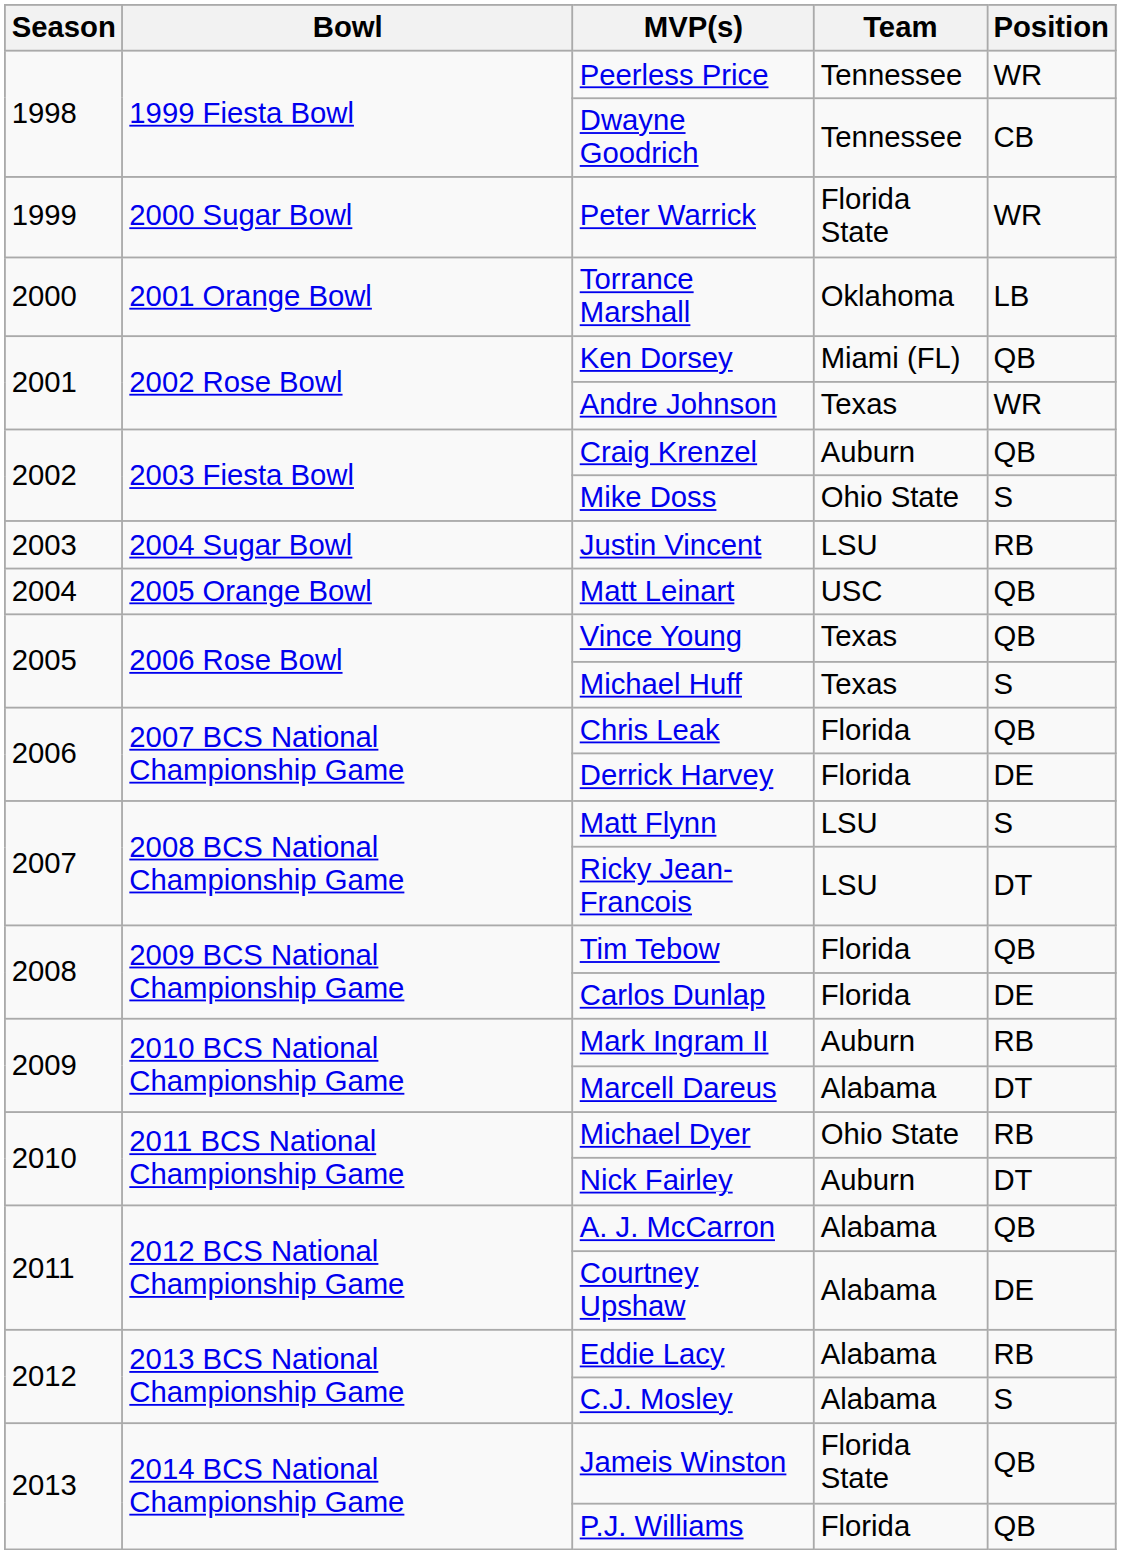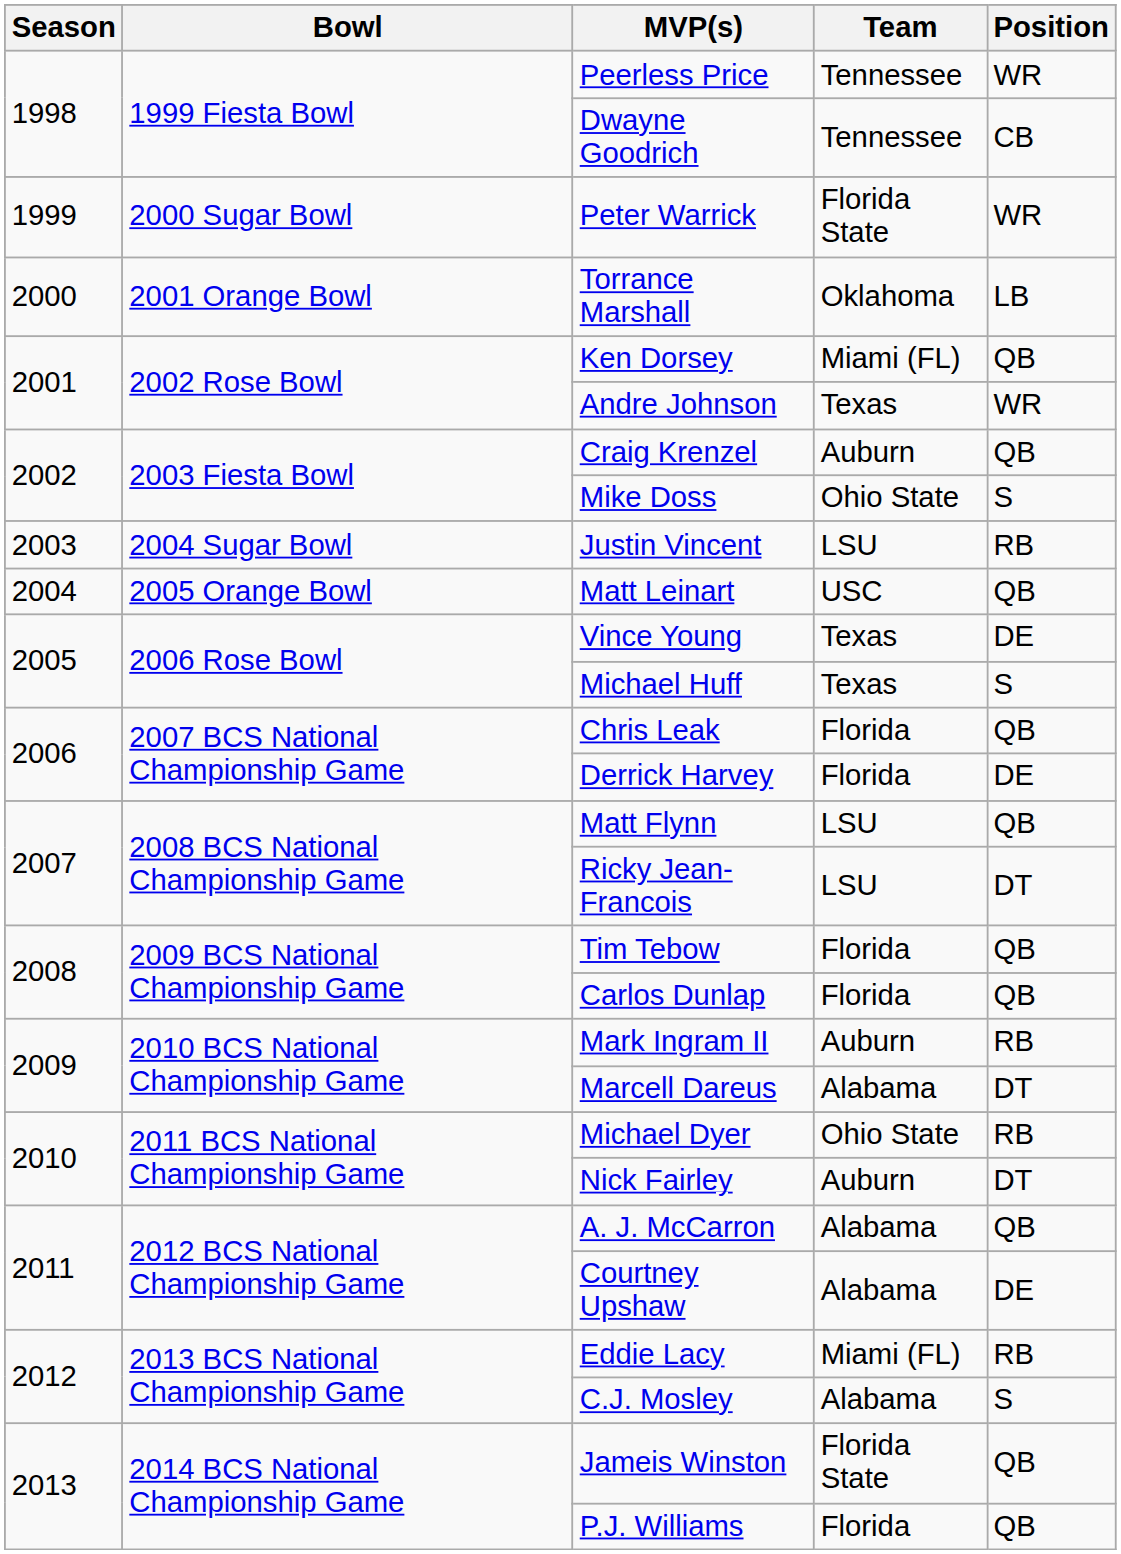(1015, 637) QB -> (1014, 637) DE
(1003, 823) S -> (1015, 823) QB
(1014, 995) DE -> (1015, 995) QB
(878, 1353) Alabama -> (891, 1353) Miami (FL)
